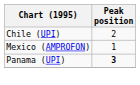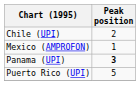+ row: (48, 74)
